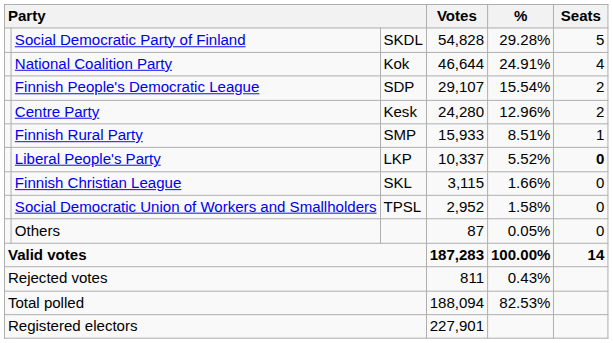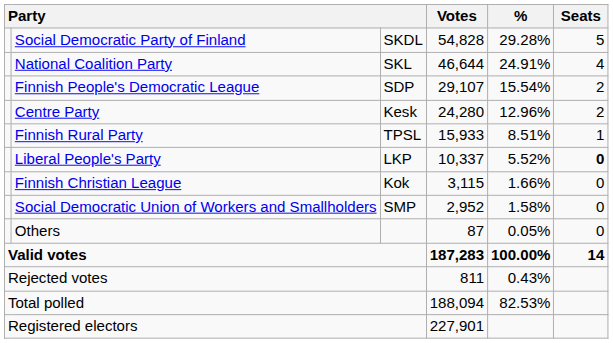(396, 64) Kok -> (398, 64) SKL
(400, 135) SMP -> (402, 135) TPSL
(398, 183) SKL -> (396, 183) Kok
(402, 207) TPSL -> (400, 207) SMP
